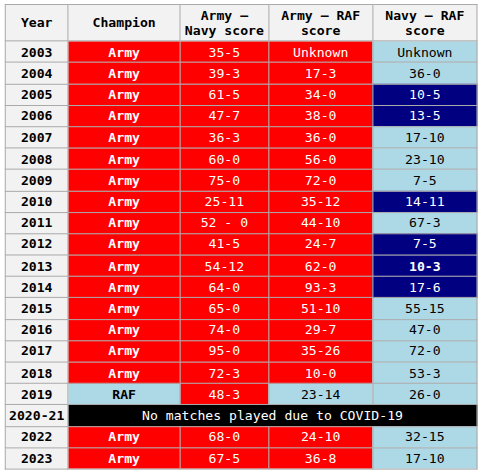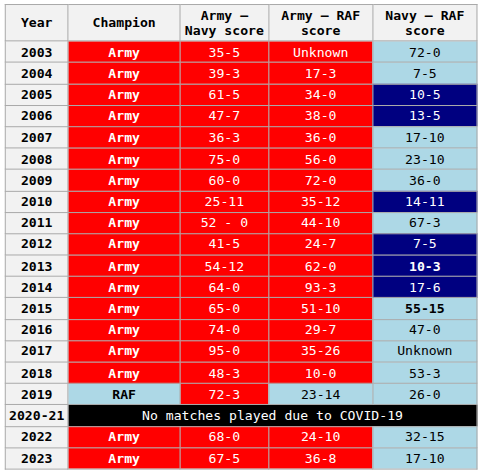(425, 52) Unknown -> (425, 52) 72-0
(425, 73) 36-0 -> (425, 73) 7-5
(224, 159) 60-0 -> (224, 159) 75-0
(224, 180) 75-0 -> (224, 180) 60-0
(425, 180) 7-5 -> (425, 180) 36-0
(425, 309) normal -> (425, 309) bold
(425, 351) 72-0 -> (425, 351) Unknown
(224, 373) 72-3 -> (224, 373) 48-3
(224, 394) 48-3 -> (224, 394) 72-3
